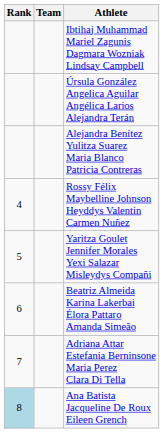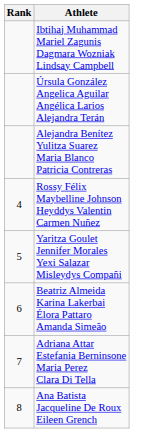- column: (49, 12)
(19, 408) lightblue background -> (19, 408) no background
